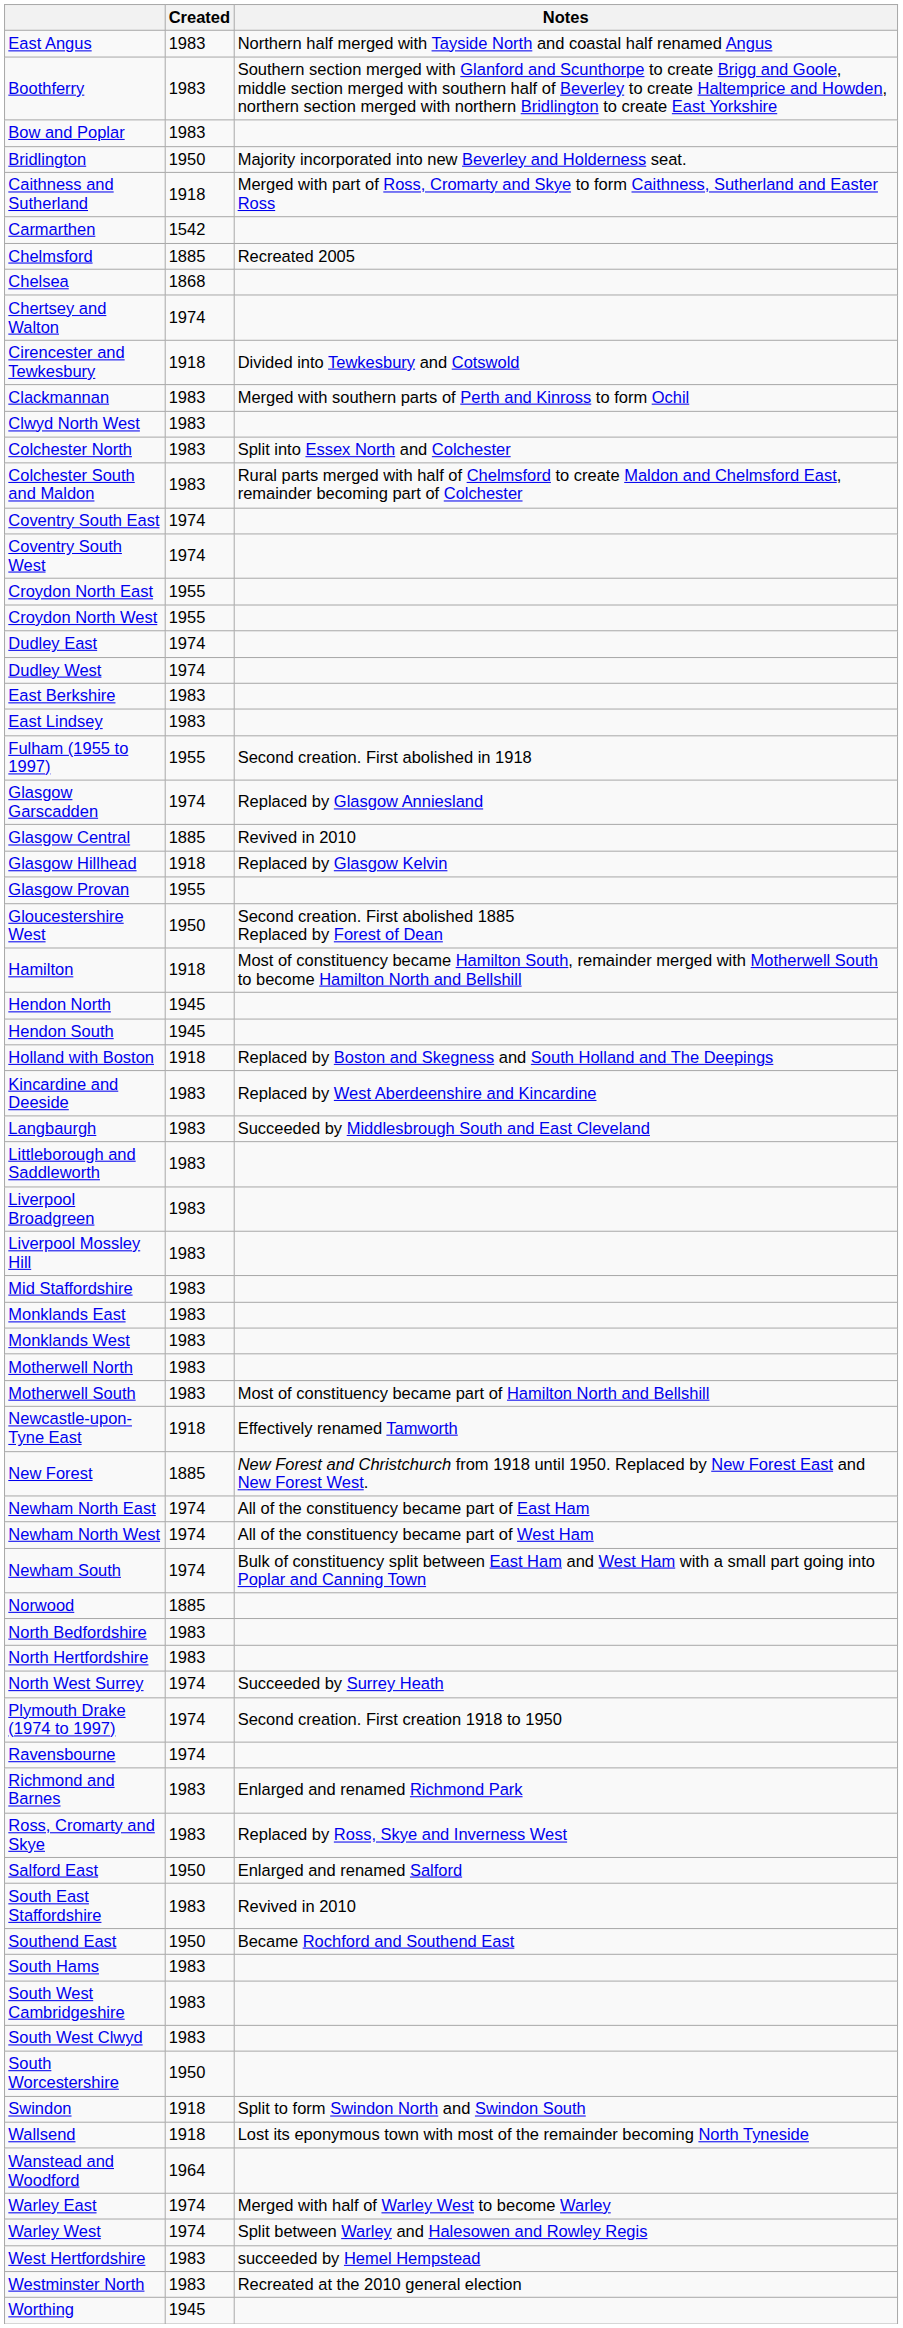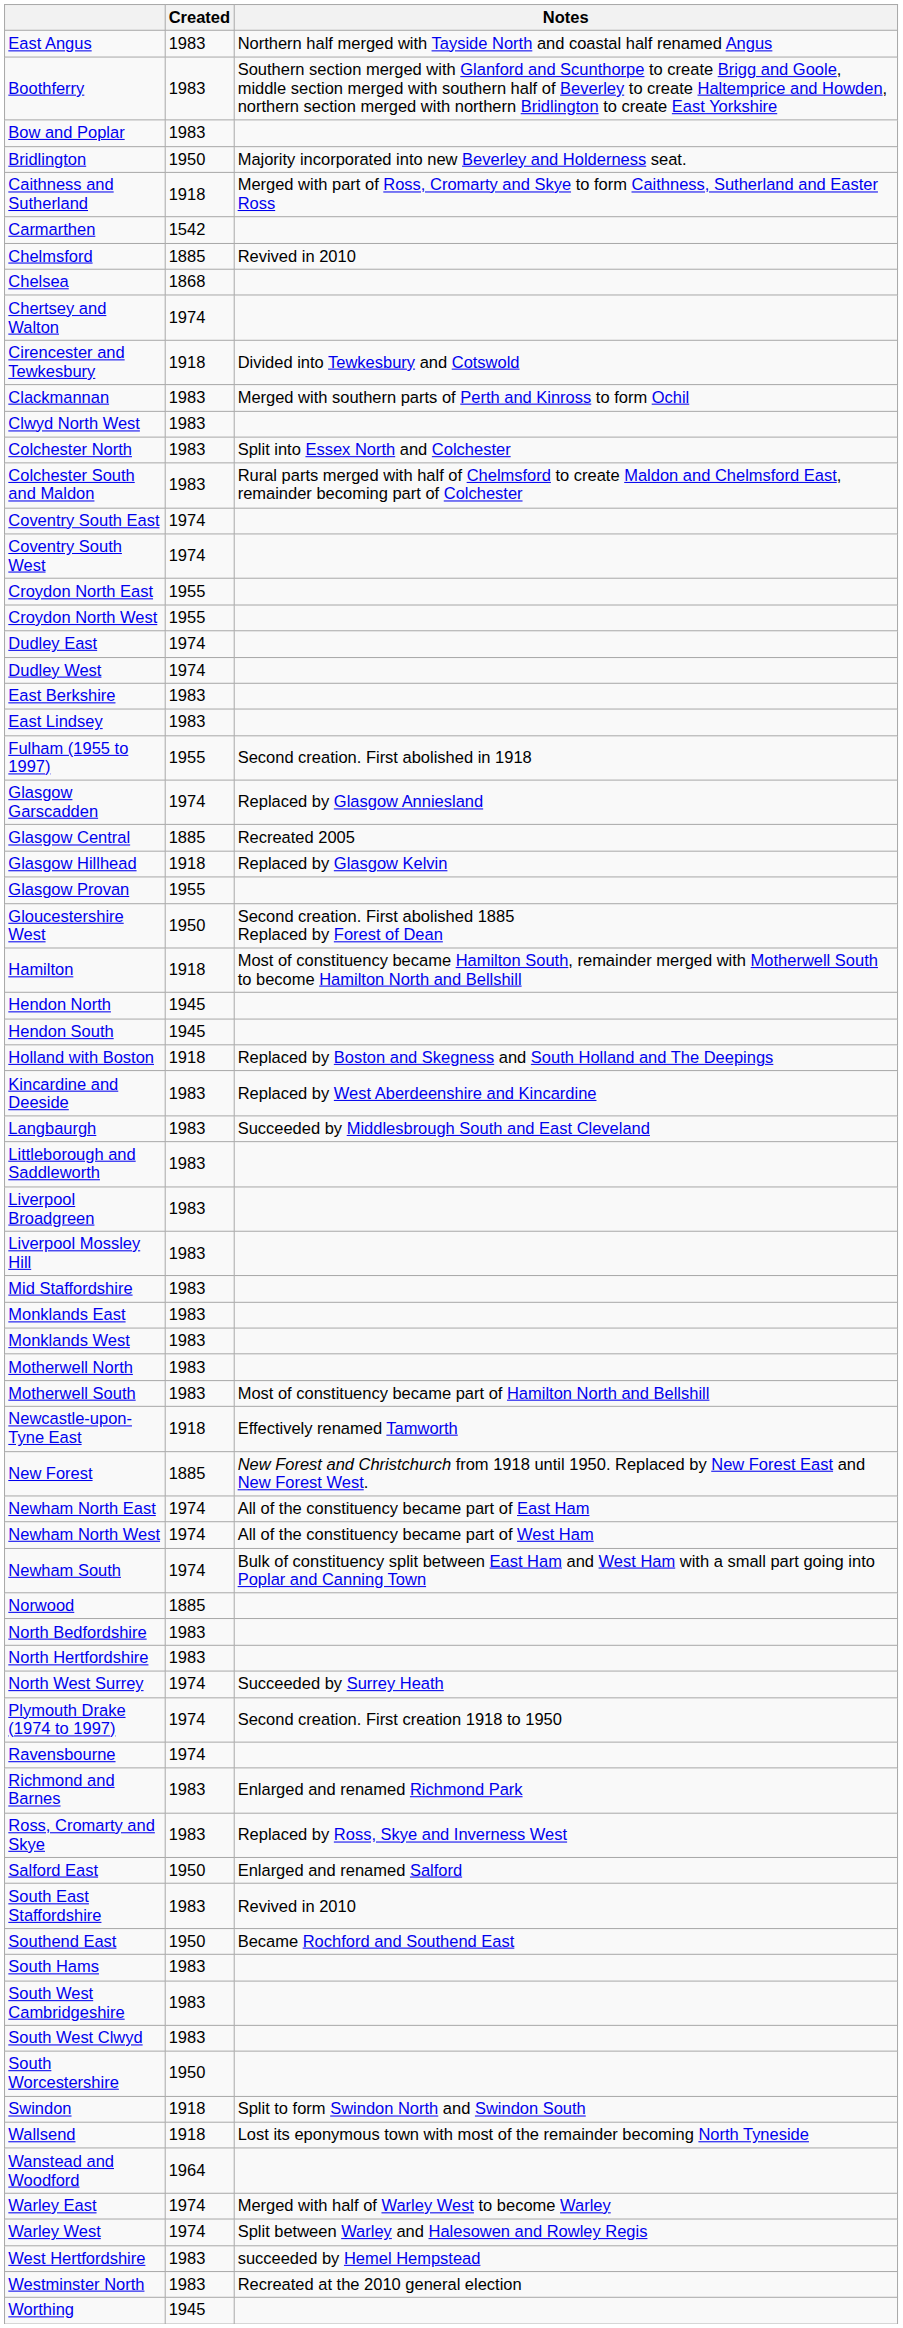(296, 256) Recreated 2005 -> (297, 256) Revived in 2010
(297, 837) Revived in 2010 -> (296, 837) Recreated 2005
